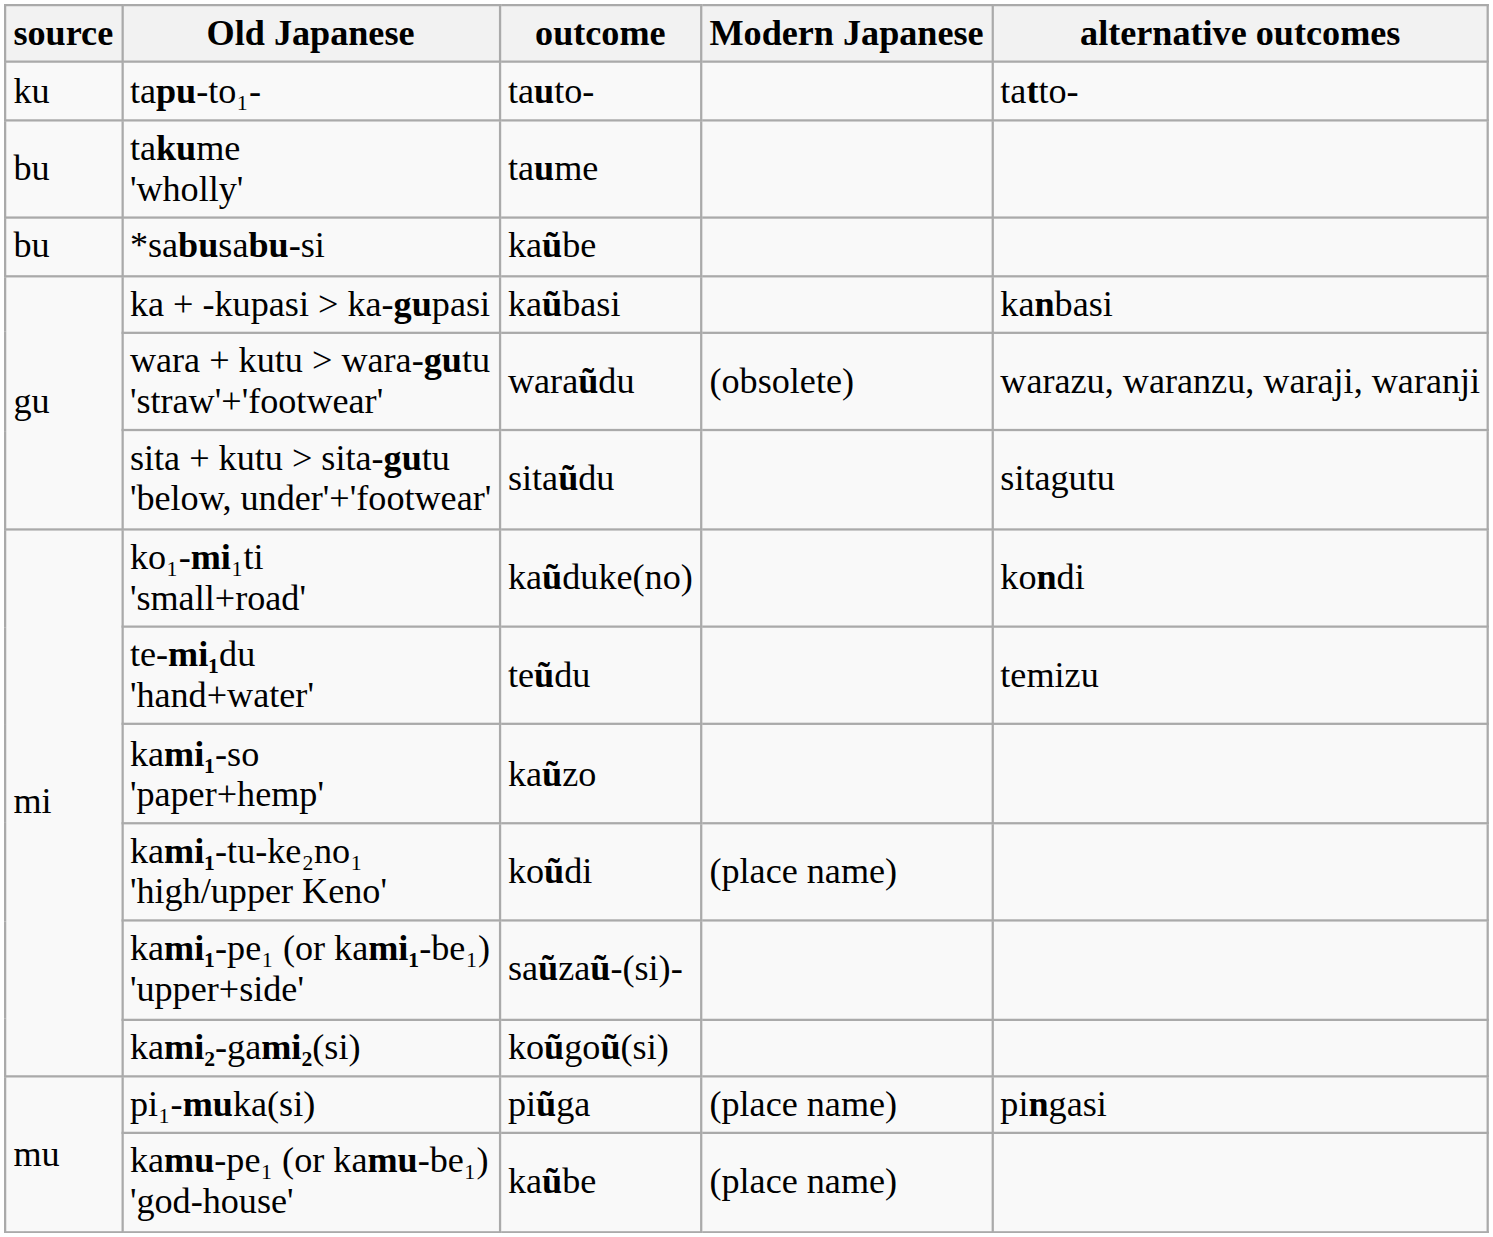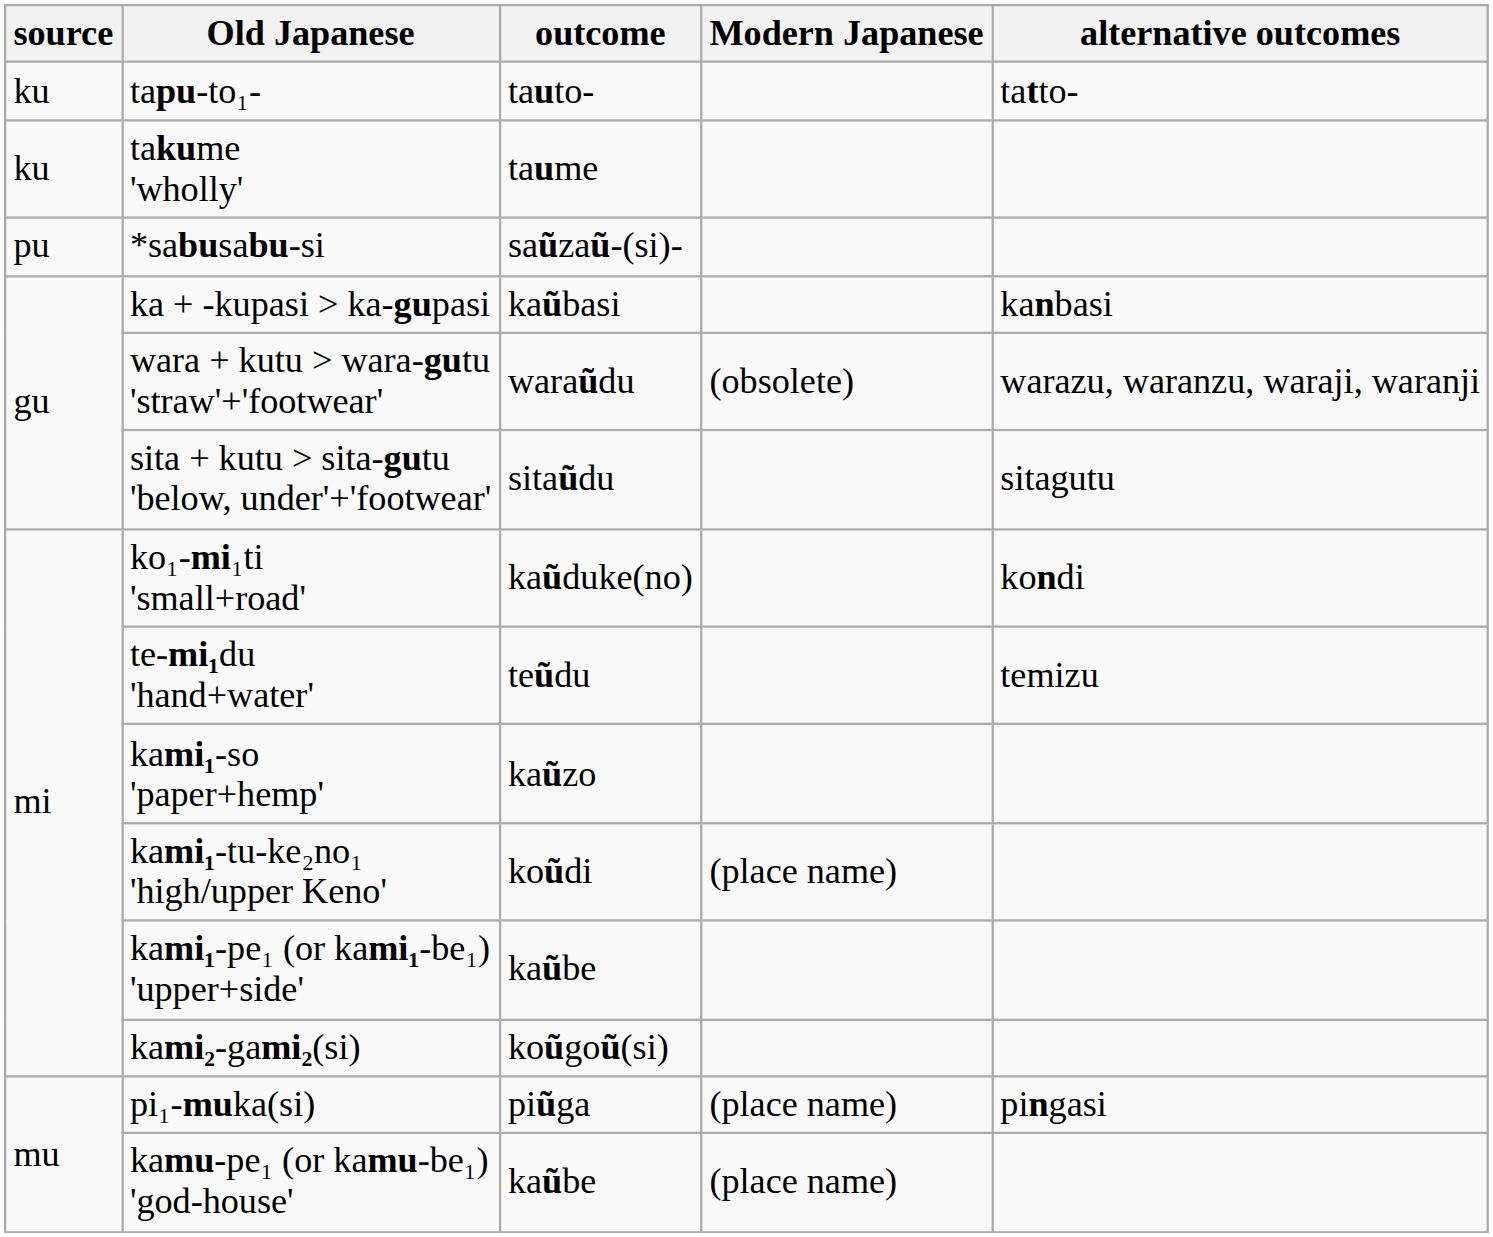(32, 168) bu -> (32, 168) ku
(32, 245) bu -> (32, 245) pu
(552, 245) kaũbe -> (595, 245) saũzaũ-(si)-
(595, 969) saũzaũ-(si)- -> (552, 969) kaũbe
